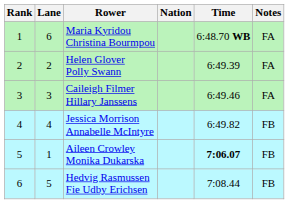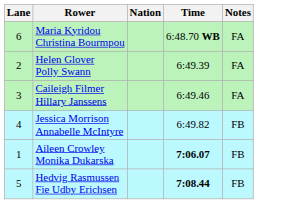- column: (20, 13)
(223, 183) normal -> (193, 183) bold
